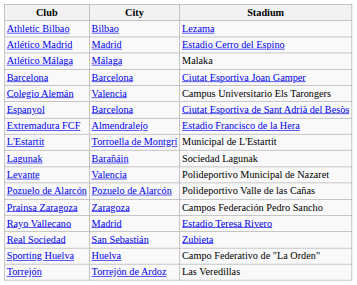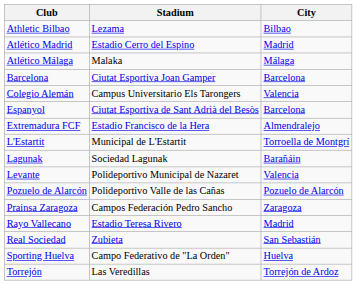columns swapped: (134, 12) <-> (266, 12)
